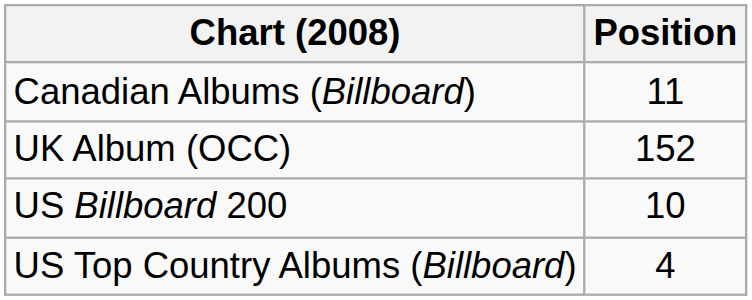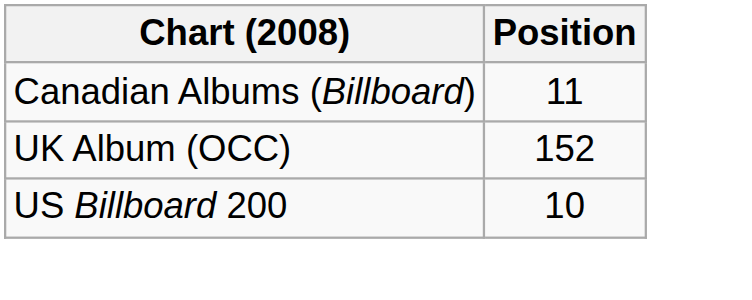- row: (295, 264)
